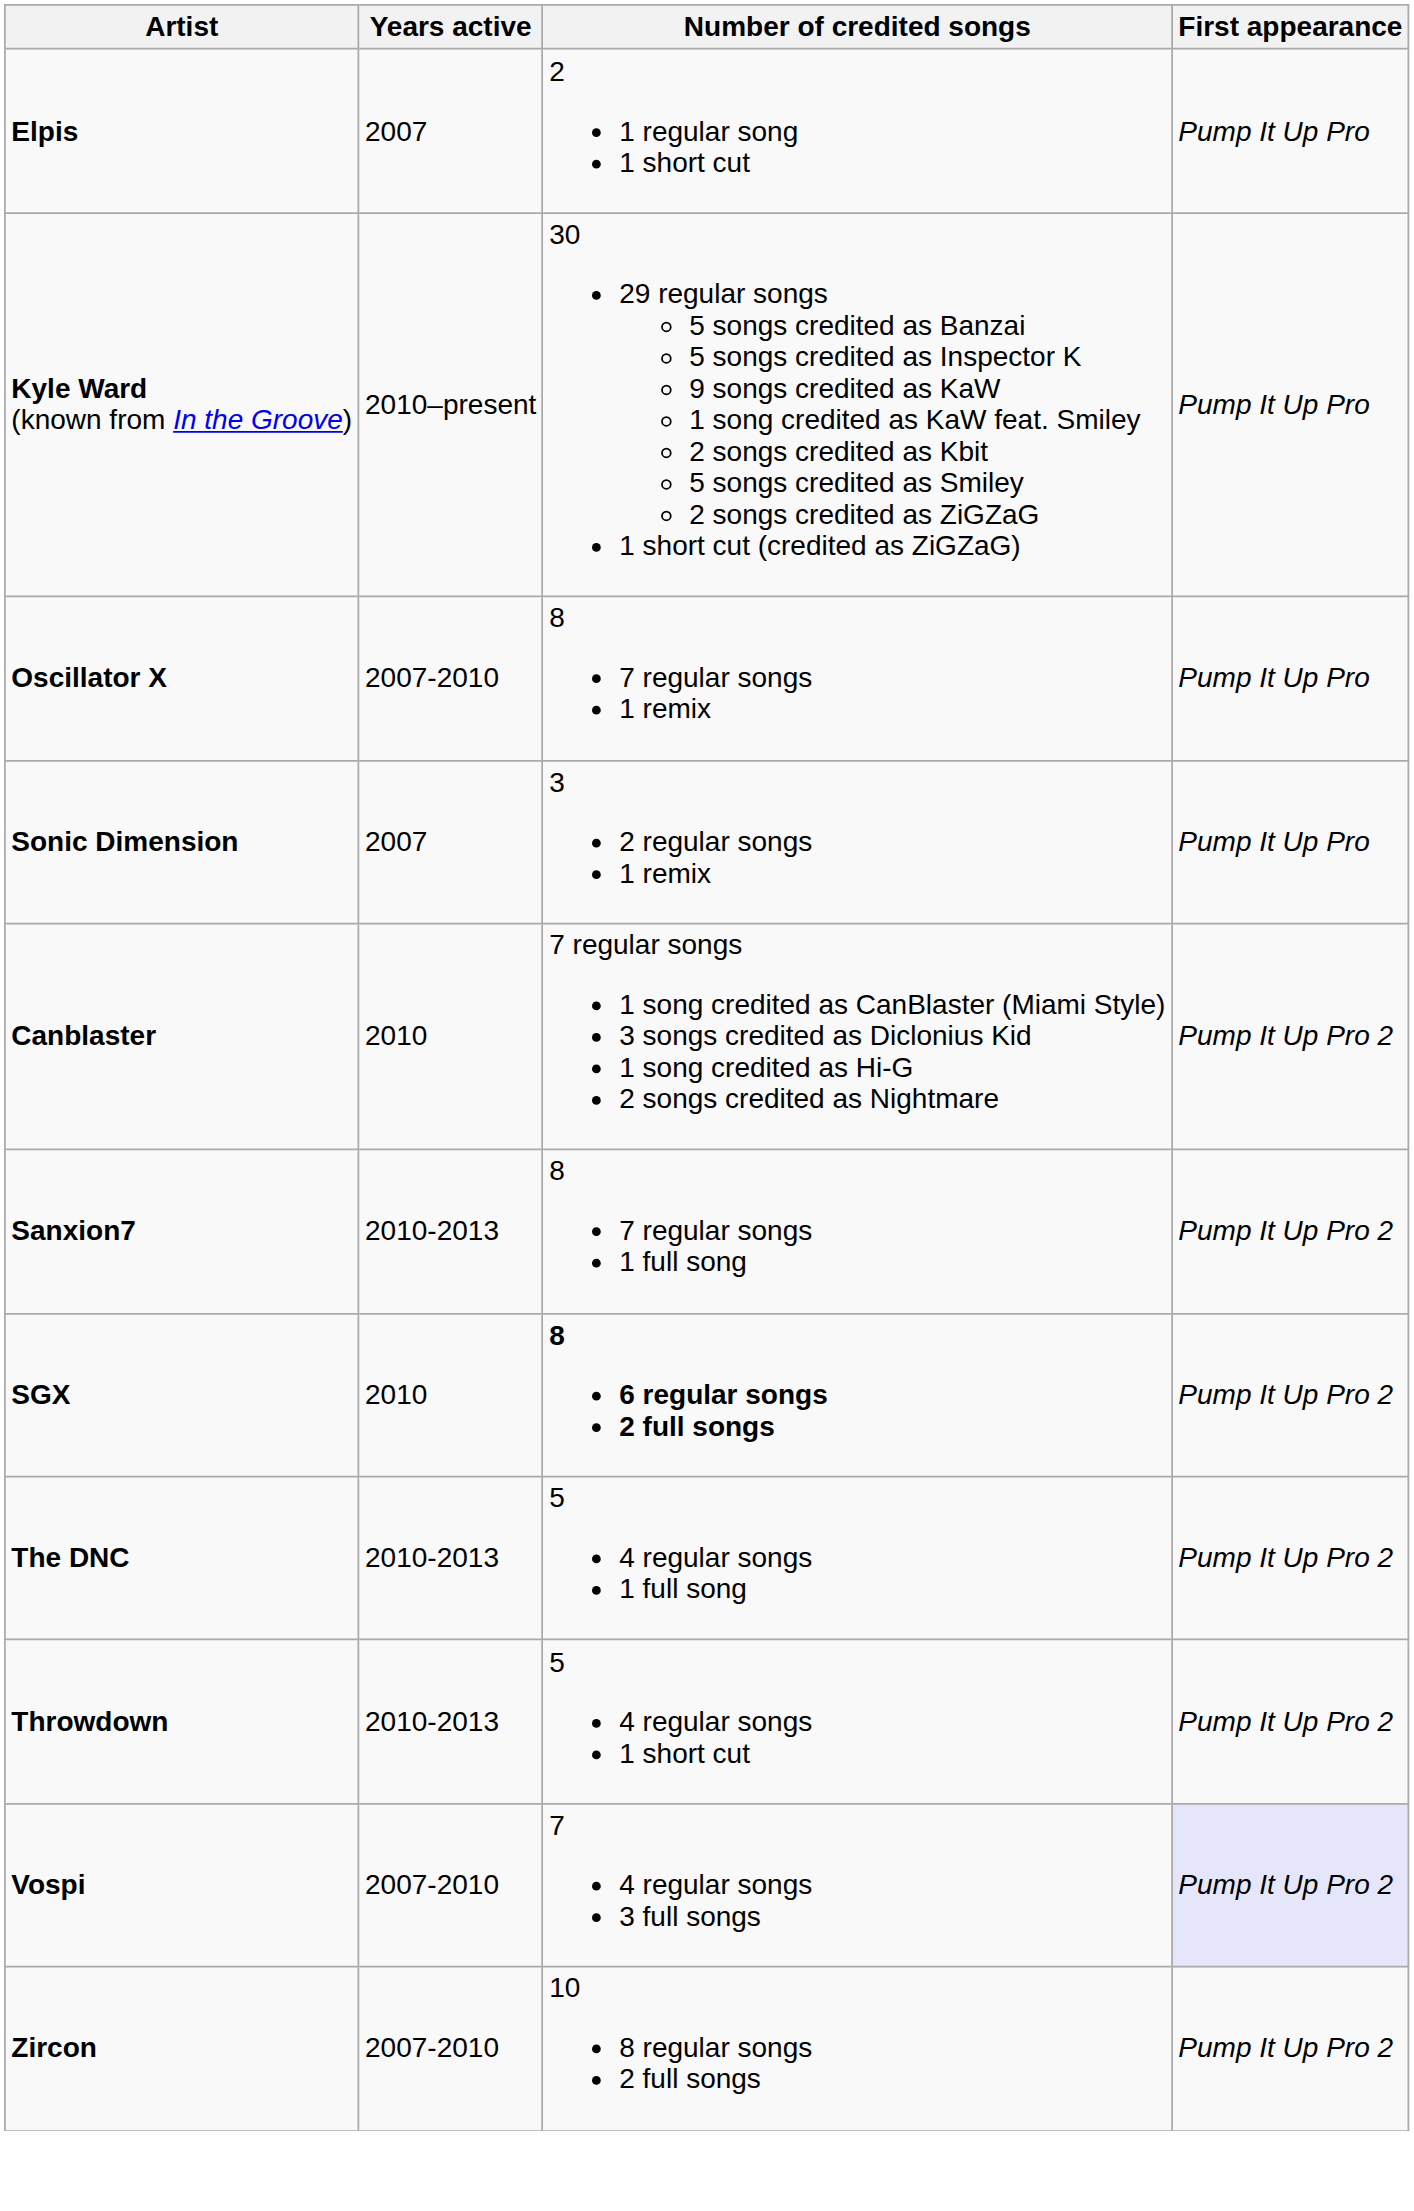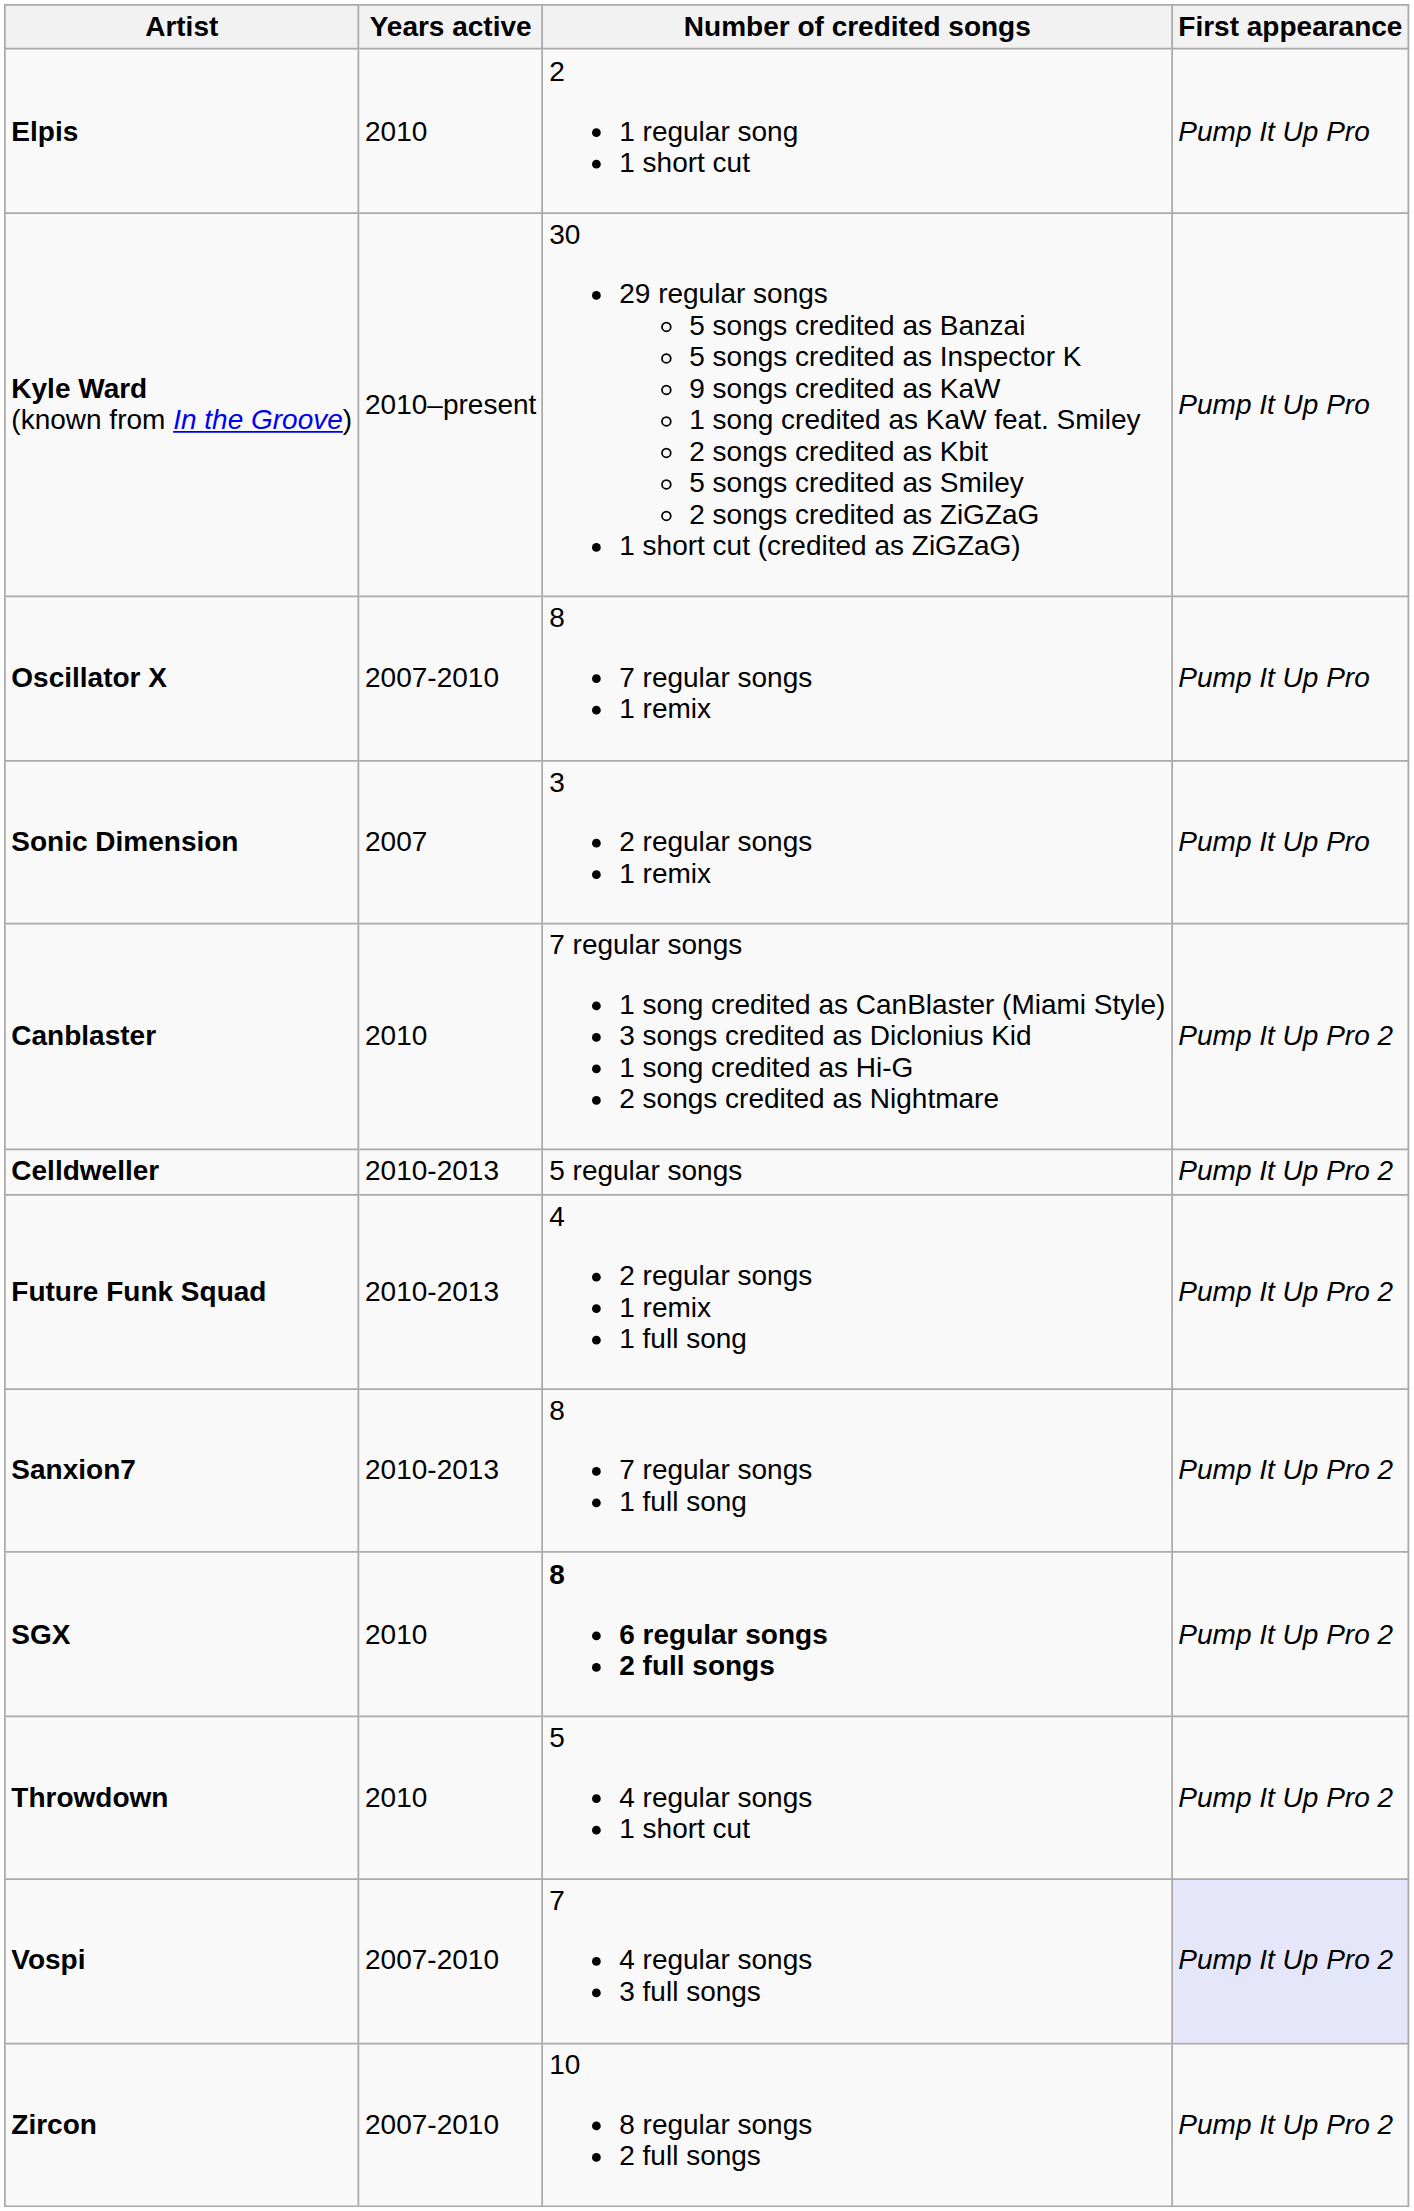(396, 130) 2007 -> (396, 130) 2010
+ row: (85, 1171)
+ row: (139, 1291)
- row: (70, 1557)
(432, 1721) 2010-2013 -> (396, 1797) 2010
